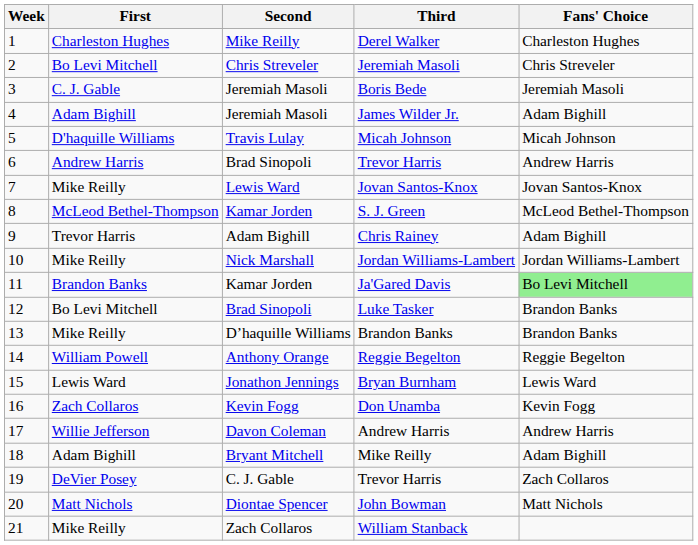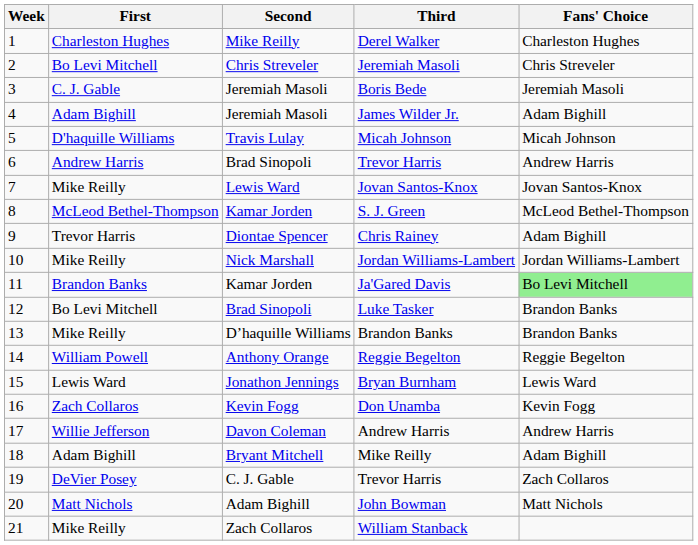(268, 235) Adam Bighill -> (277, 235) Diontae Spencer
(277, 503) Diontae Spencer -> (268, 503) Adam Bighill
